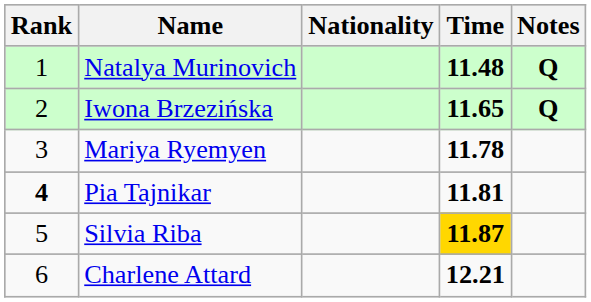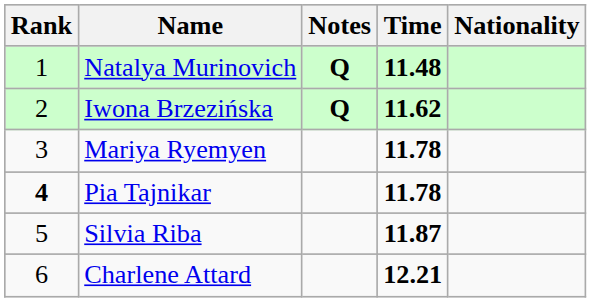columns swapped: (371, 25) <-> (548, 25)
(475, 108) 11.65 -> (413, 108) 11.62
(475, 191) 11.81 -> (413, 191) 11.78
(475, 233) gold background -> (413, 233) no background
